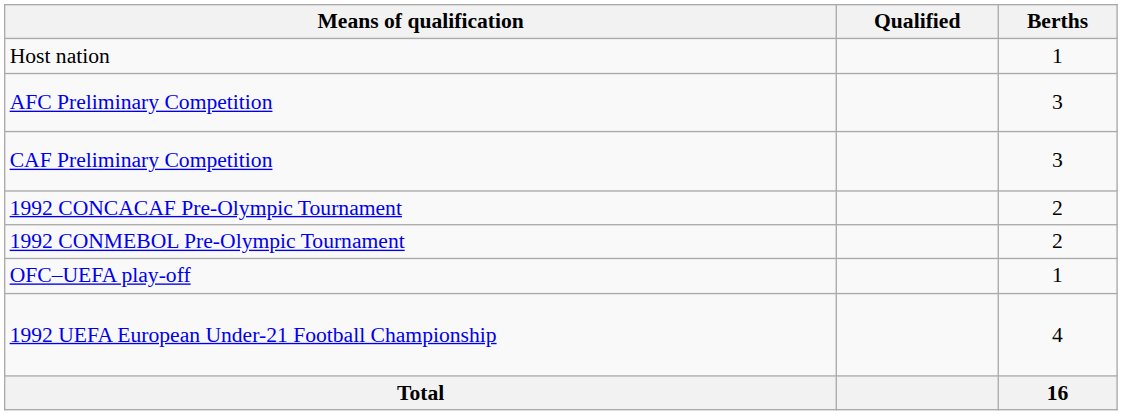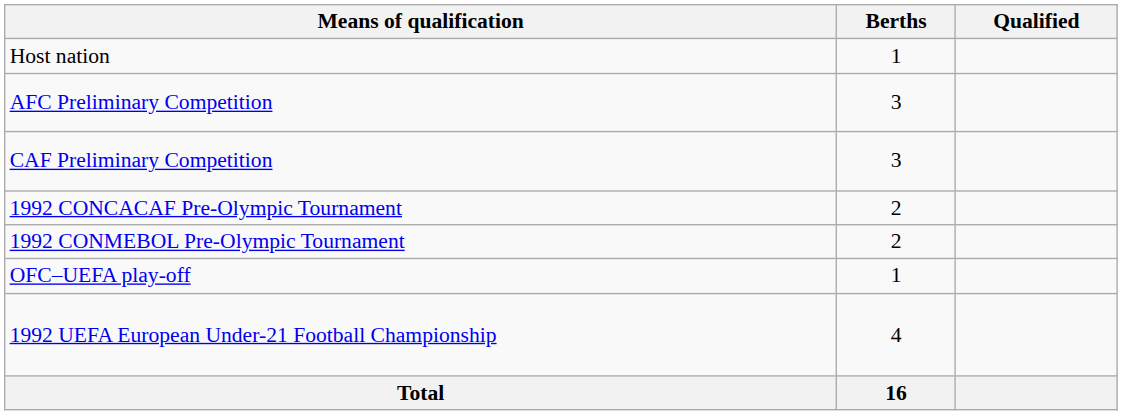columns swapped: (1057, 21) <-> (917, 21)
